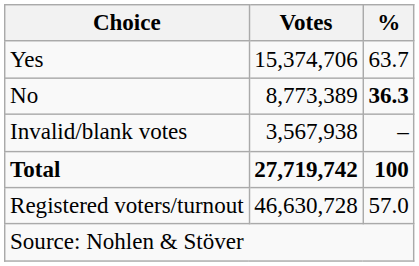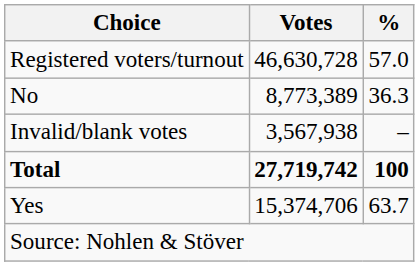rows swapped: (27, 59) <-> (127, 205)
(389, 95) bold -> (389, 95) normal
